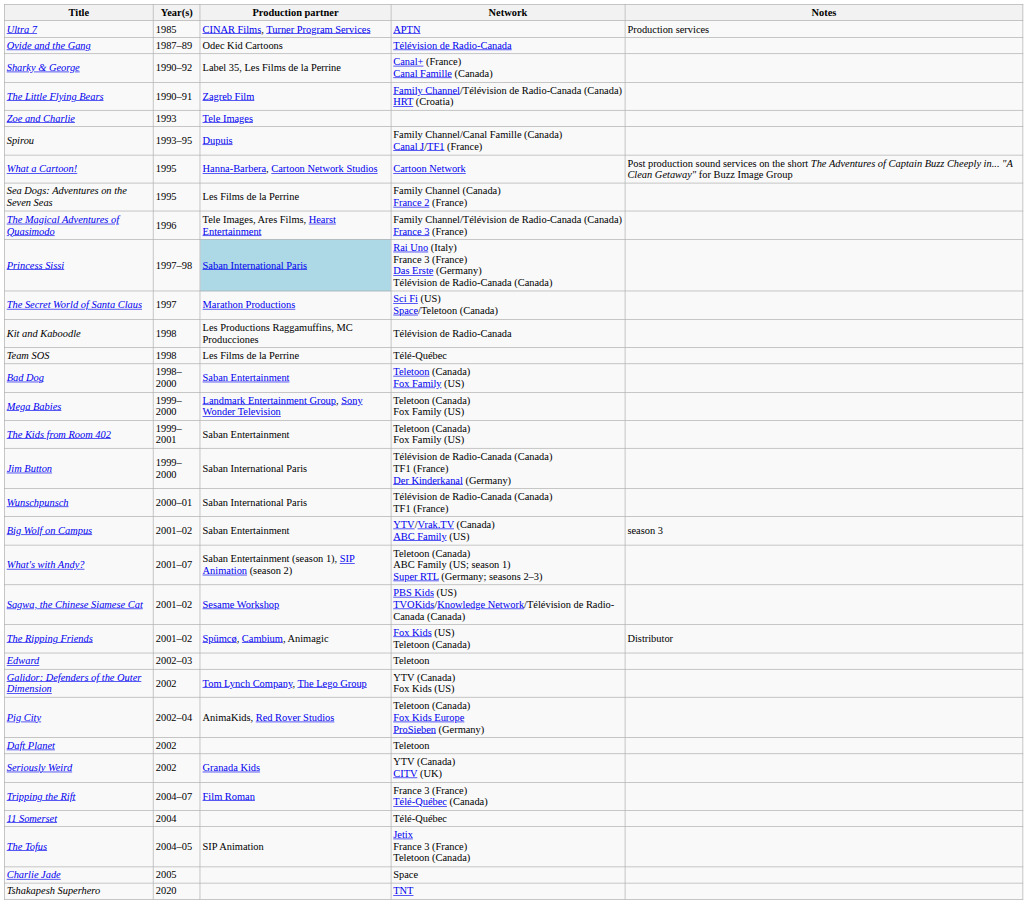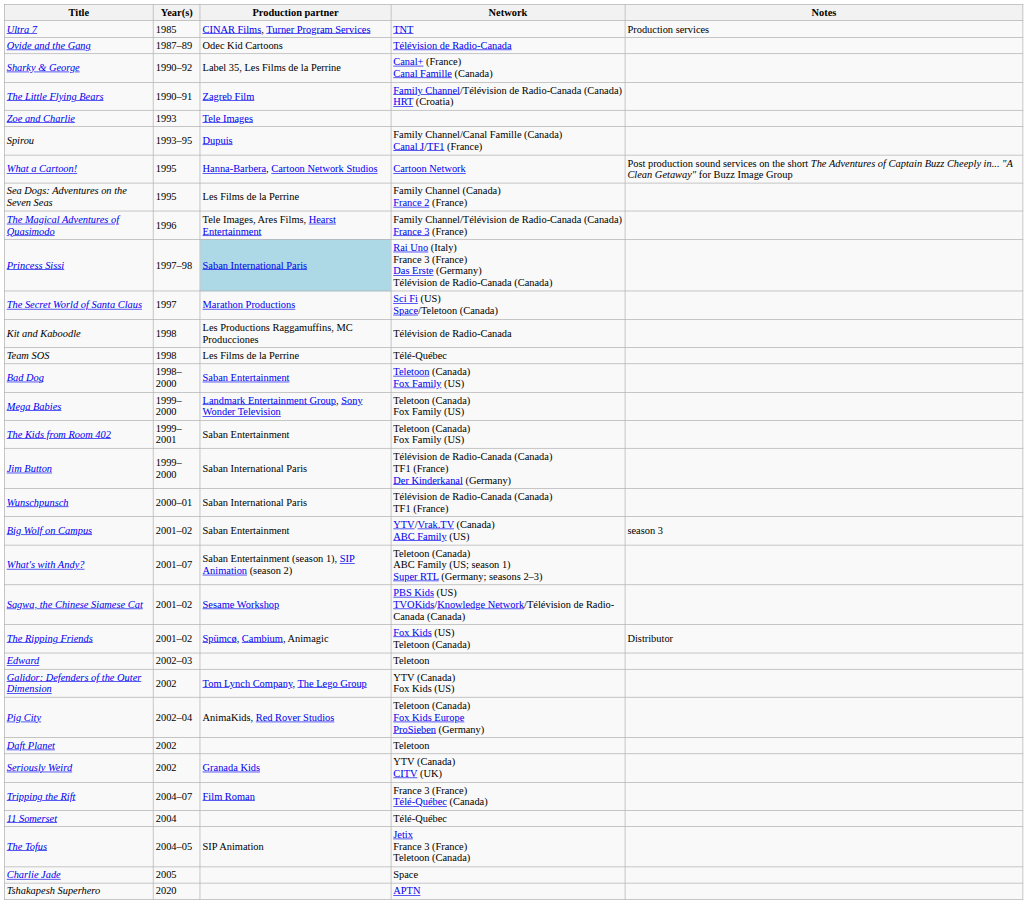(407, 29) APTN -> (403, 29) TNT
(403, 891) TNT -> (407, 891) APTN
